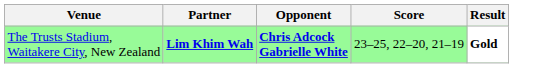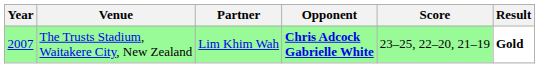+ column: (20, 15)
(210, 44) bold -> (239, 44) normal
